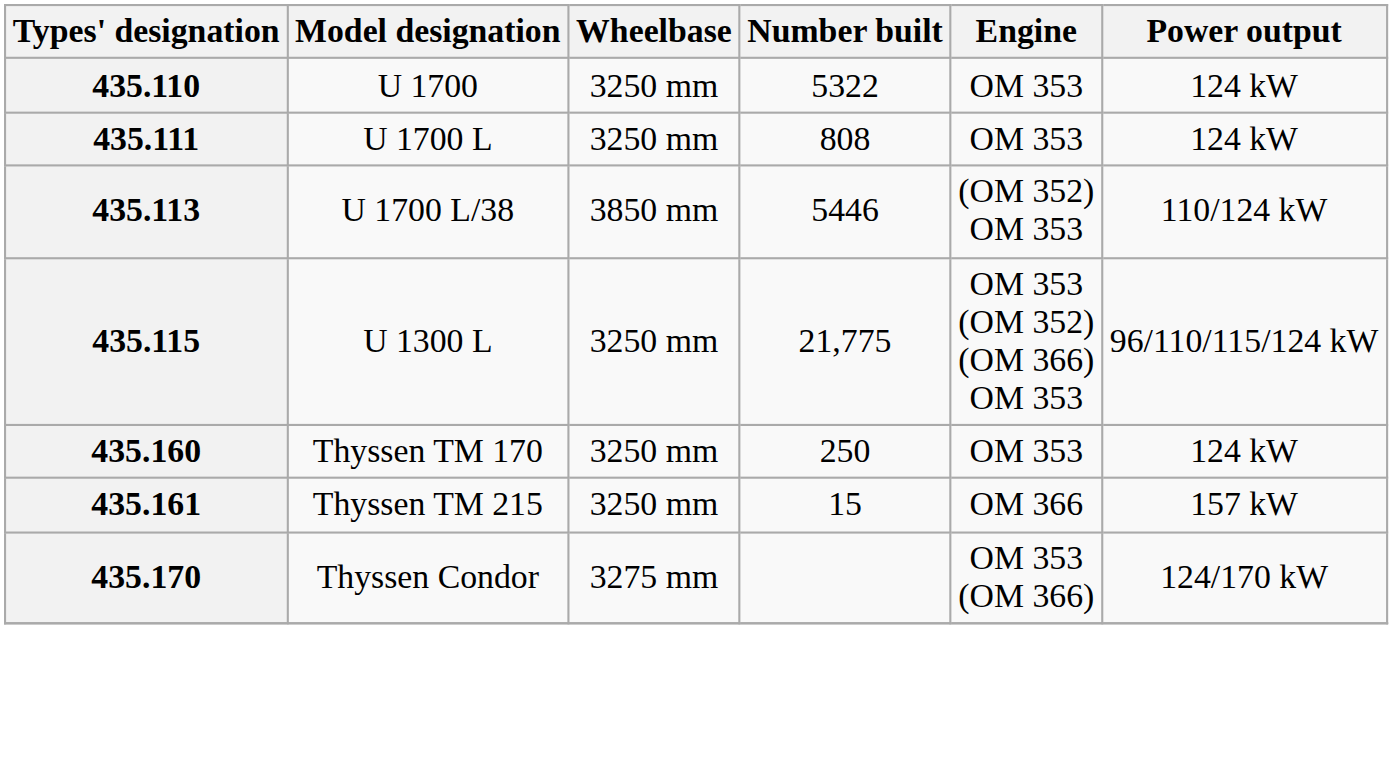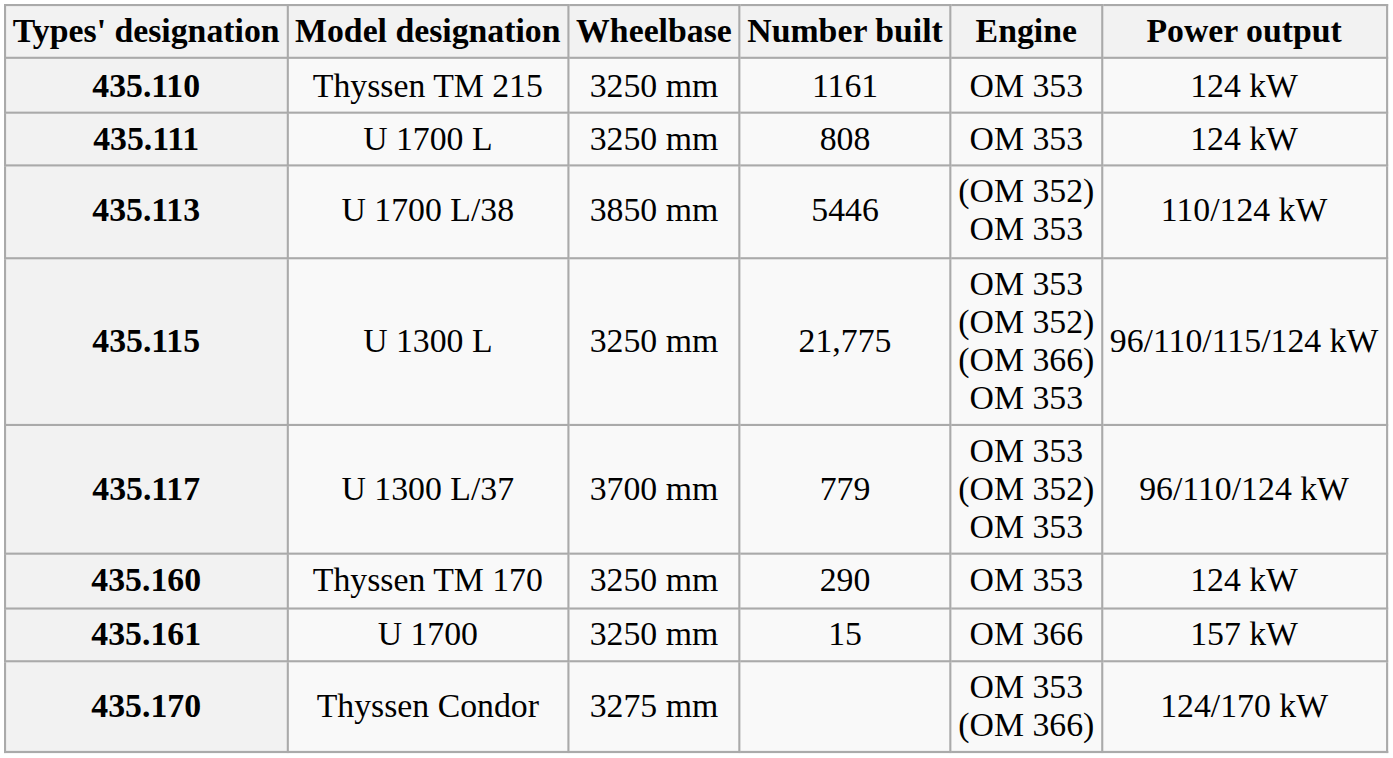(428, 84) U 1700 -> (428, 84) Thyssen TM 215
(845, 84) 5322 -> (845, 84) 1161
+ row: (146, 488)
(845, 450) 250 -> (845, 580) 290
(428, 504) Thyssen TM 215 -> (428, 633) U 1700
